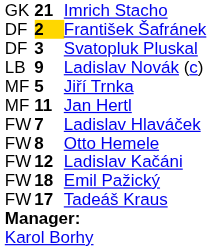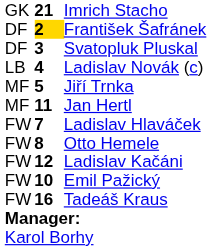(39, 67) 9 -> (39, 67) 4
(44, 180) 18 -> (44, 180) 10
(44, 199) 17 -> (44, 199) 16
